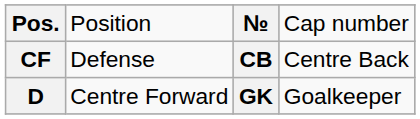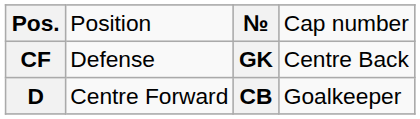(256, 59) CB -> (256, 59) GK
(256, 95) GK -> (256, 95) CB
